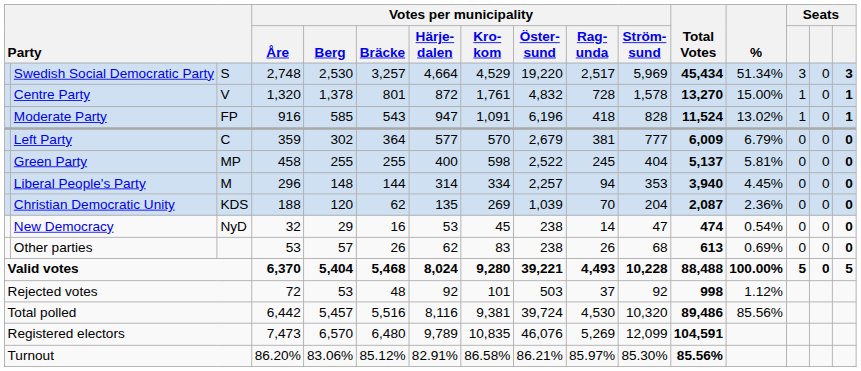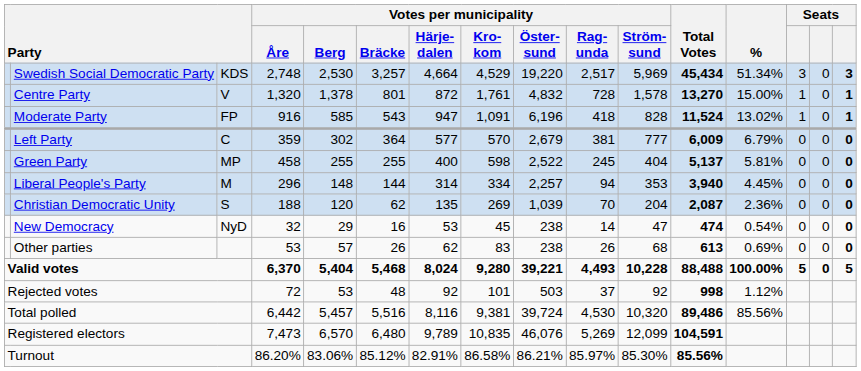(225, 73) S -> (234, 73) KDS
(234, 204) KDS -> (225, 204) S
